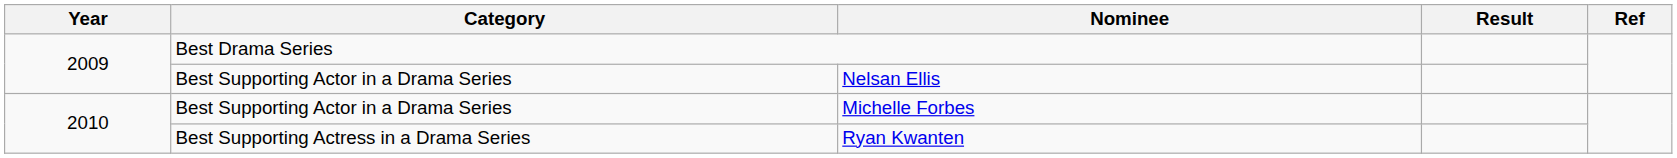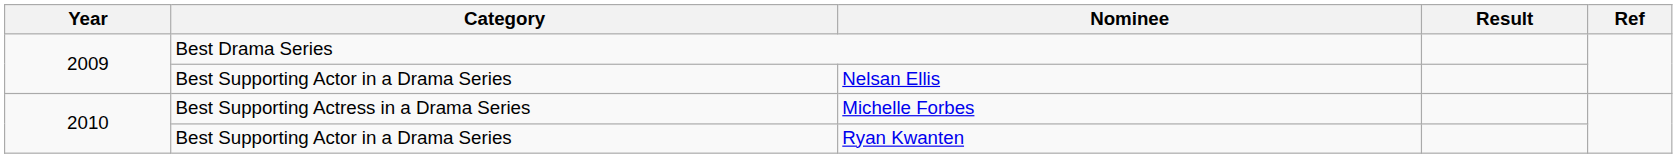(344, 108) Best Supporting Actor in a Drama Series -> (353, 108) Best Supporting Actress in a Drama Series
(353, 138) Best Supporting Actress in a Drama Series -> (344, 138) Best Supporting Actor in a Drama Series
